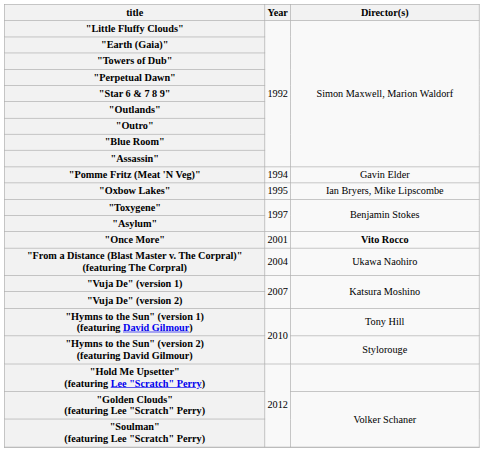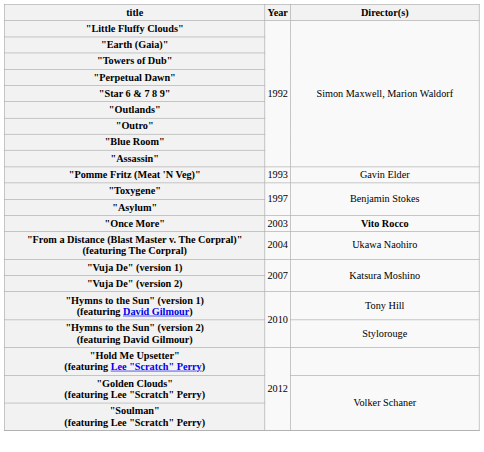(278, 175) 1994 -> (278, 175) 1993
- row: (135, 191)
(278, 239) 2001 -> (278, 223) 2003
